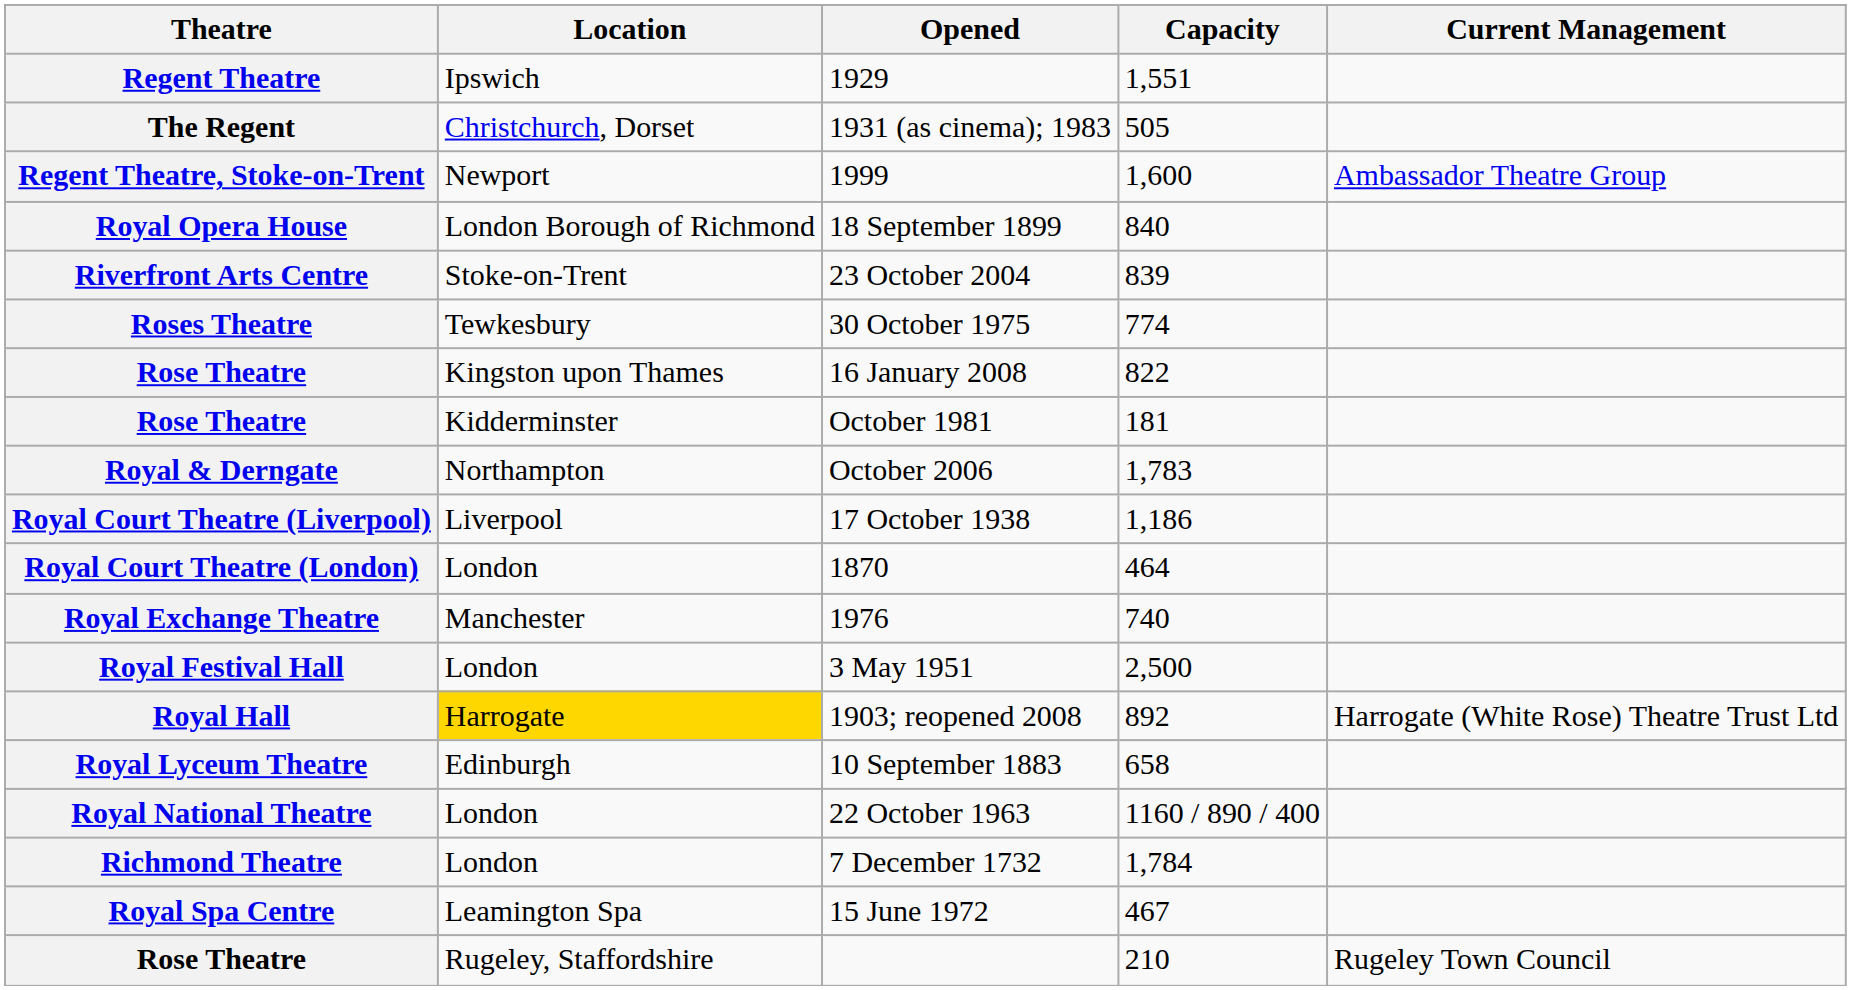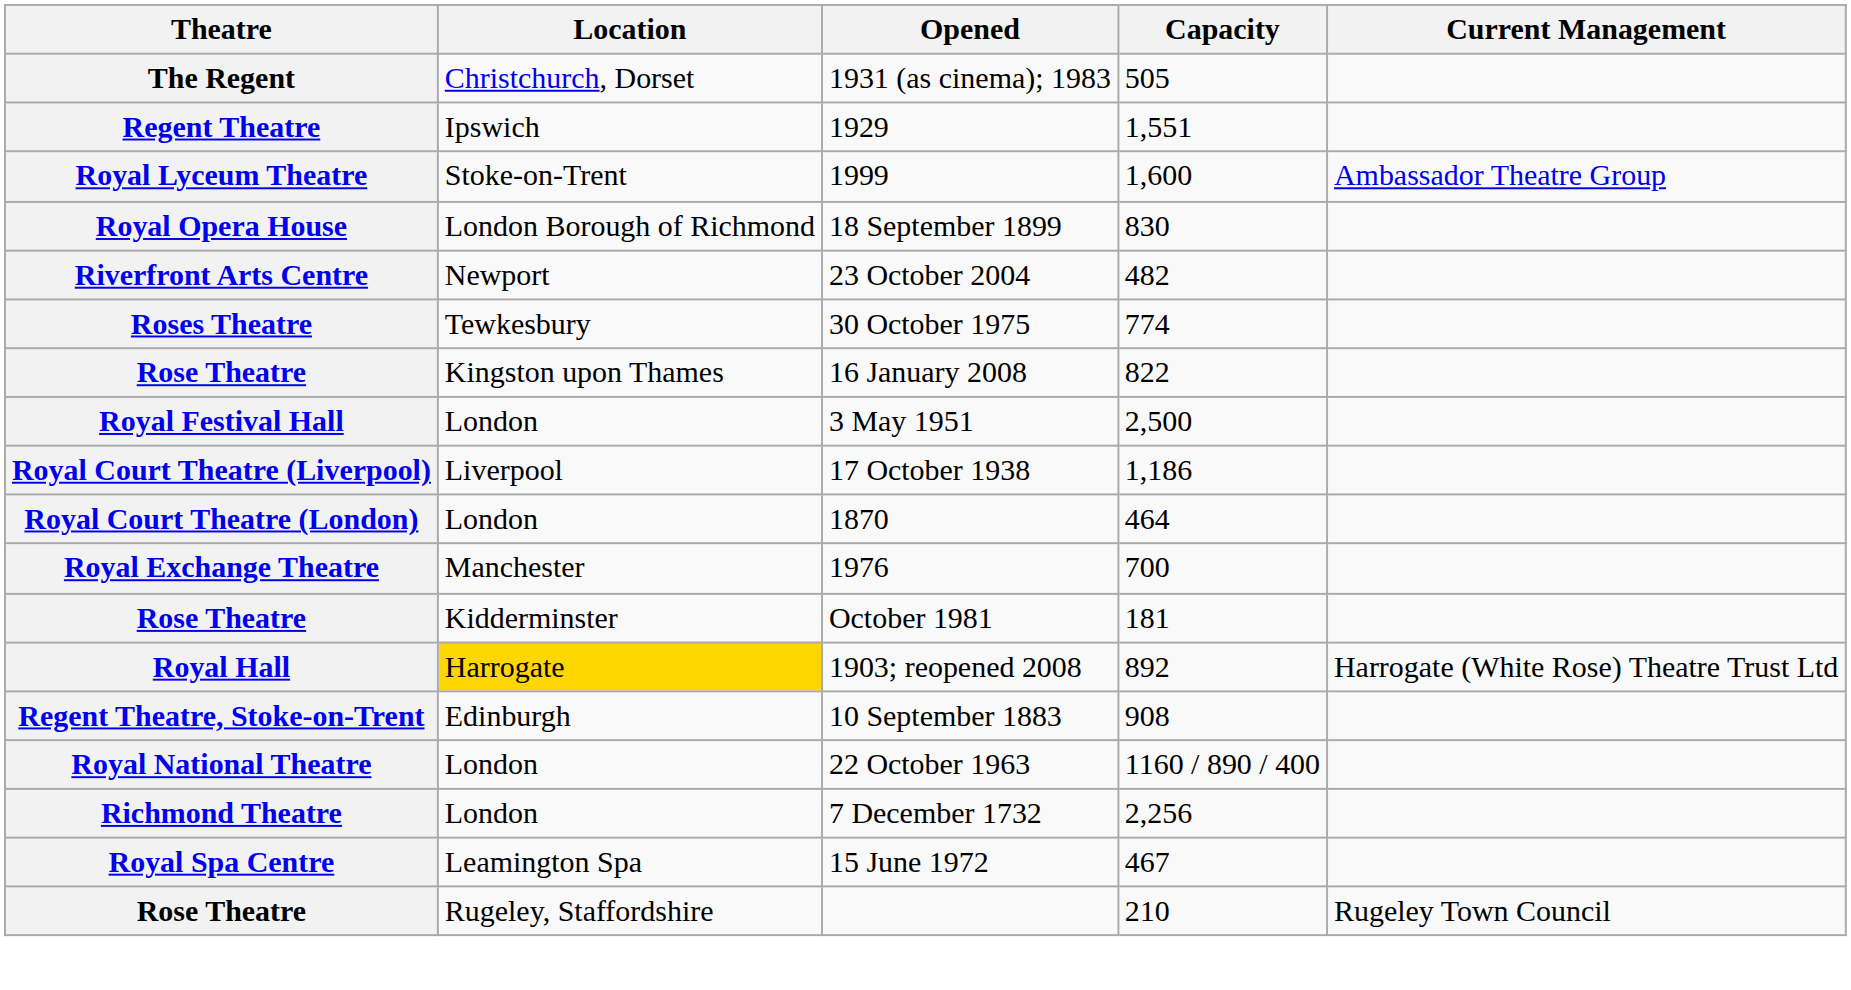rows swapped: (970, 127) <-> (859, 78)
(221, 176) Regent Theatre, Stoke-on-Trent -> (221, 176) Royal Lyceum Theatre
(497, 176) Newport -> (536, 176) Stoke-on-Trent
(1147, 225) 840 -> (1147, 225) 830
(536, 274) Stoke-on-Trent -> (497, 274) Newport
(1147, 274) 839 -> (1147, 274) 482
rows swapped: (911, 421) <-> (901, 666)
- row: (911, 470)
(1147, 617) 740 -> (1147, 568) 700
(221, 764) Royal Lyceum Theatre -> (221, 715) Regent Theatre, Stoke-on-Trent
(1147, 764) 658 -> (1147, 715) 908
(1159, 862) 1,784 -> (1159, 813) 2,256
